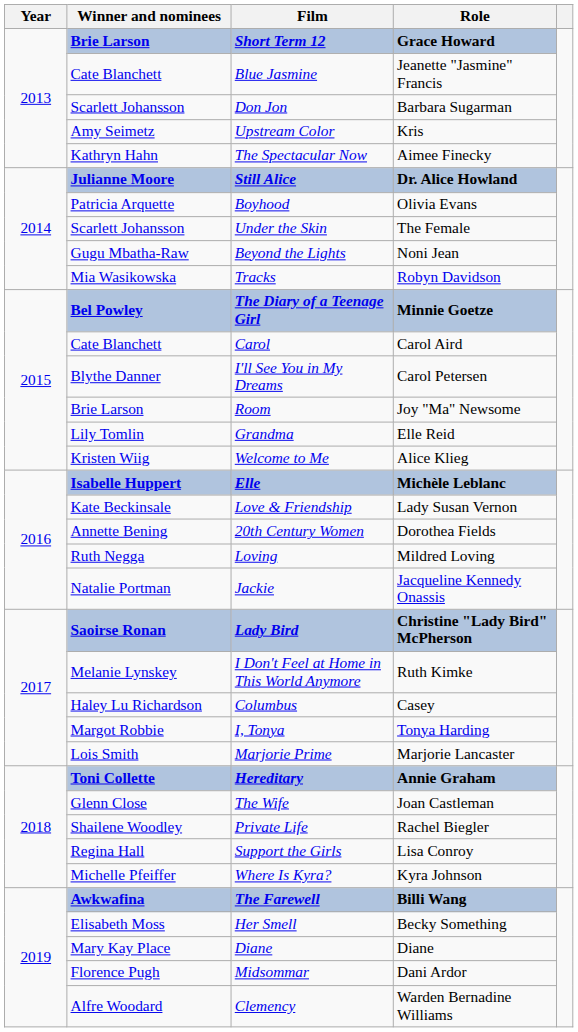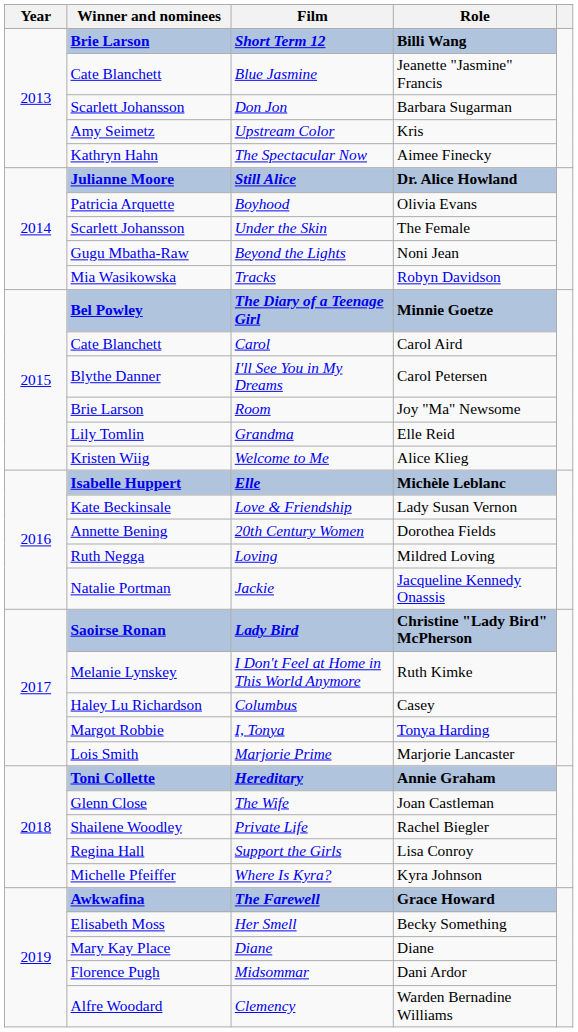(446, 41) Grace Howard -> (432, 41) Billi Wang
(432, 899) Billi Wang -> (446, 899) Grace Howard
